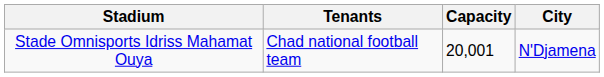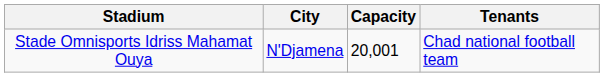columns swapped: (557, 16) <-> (353, 16)
